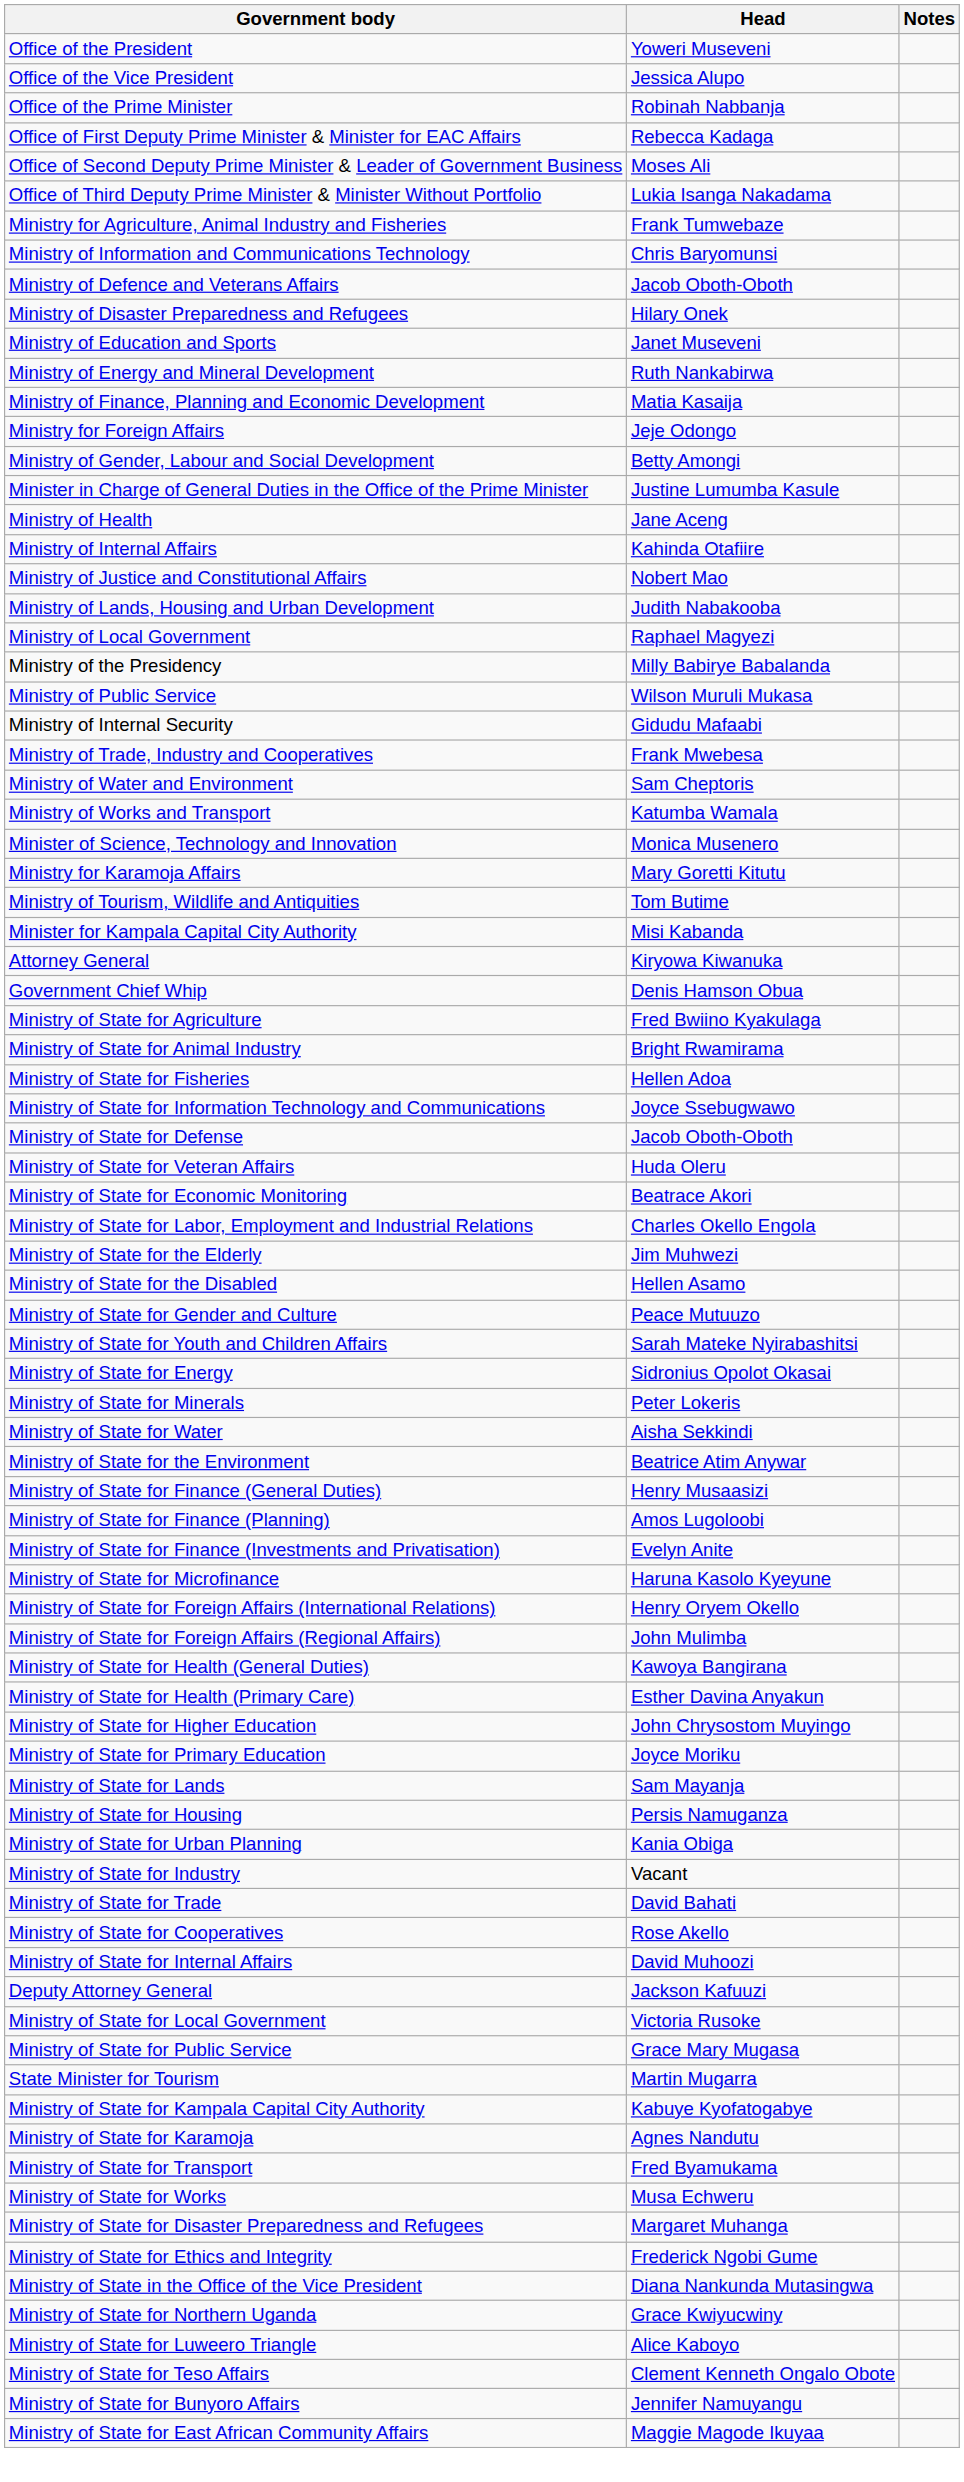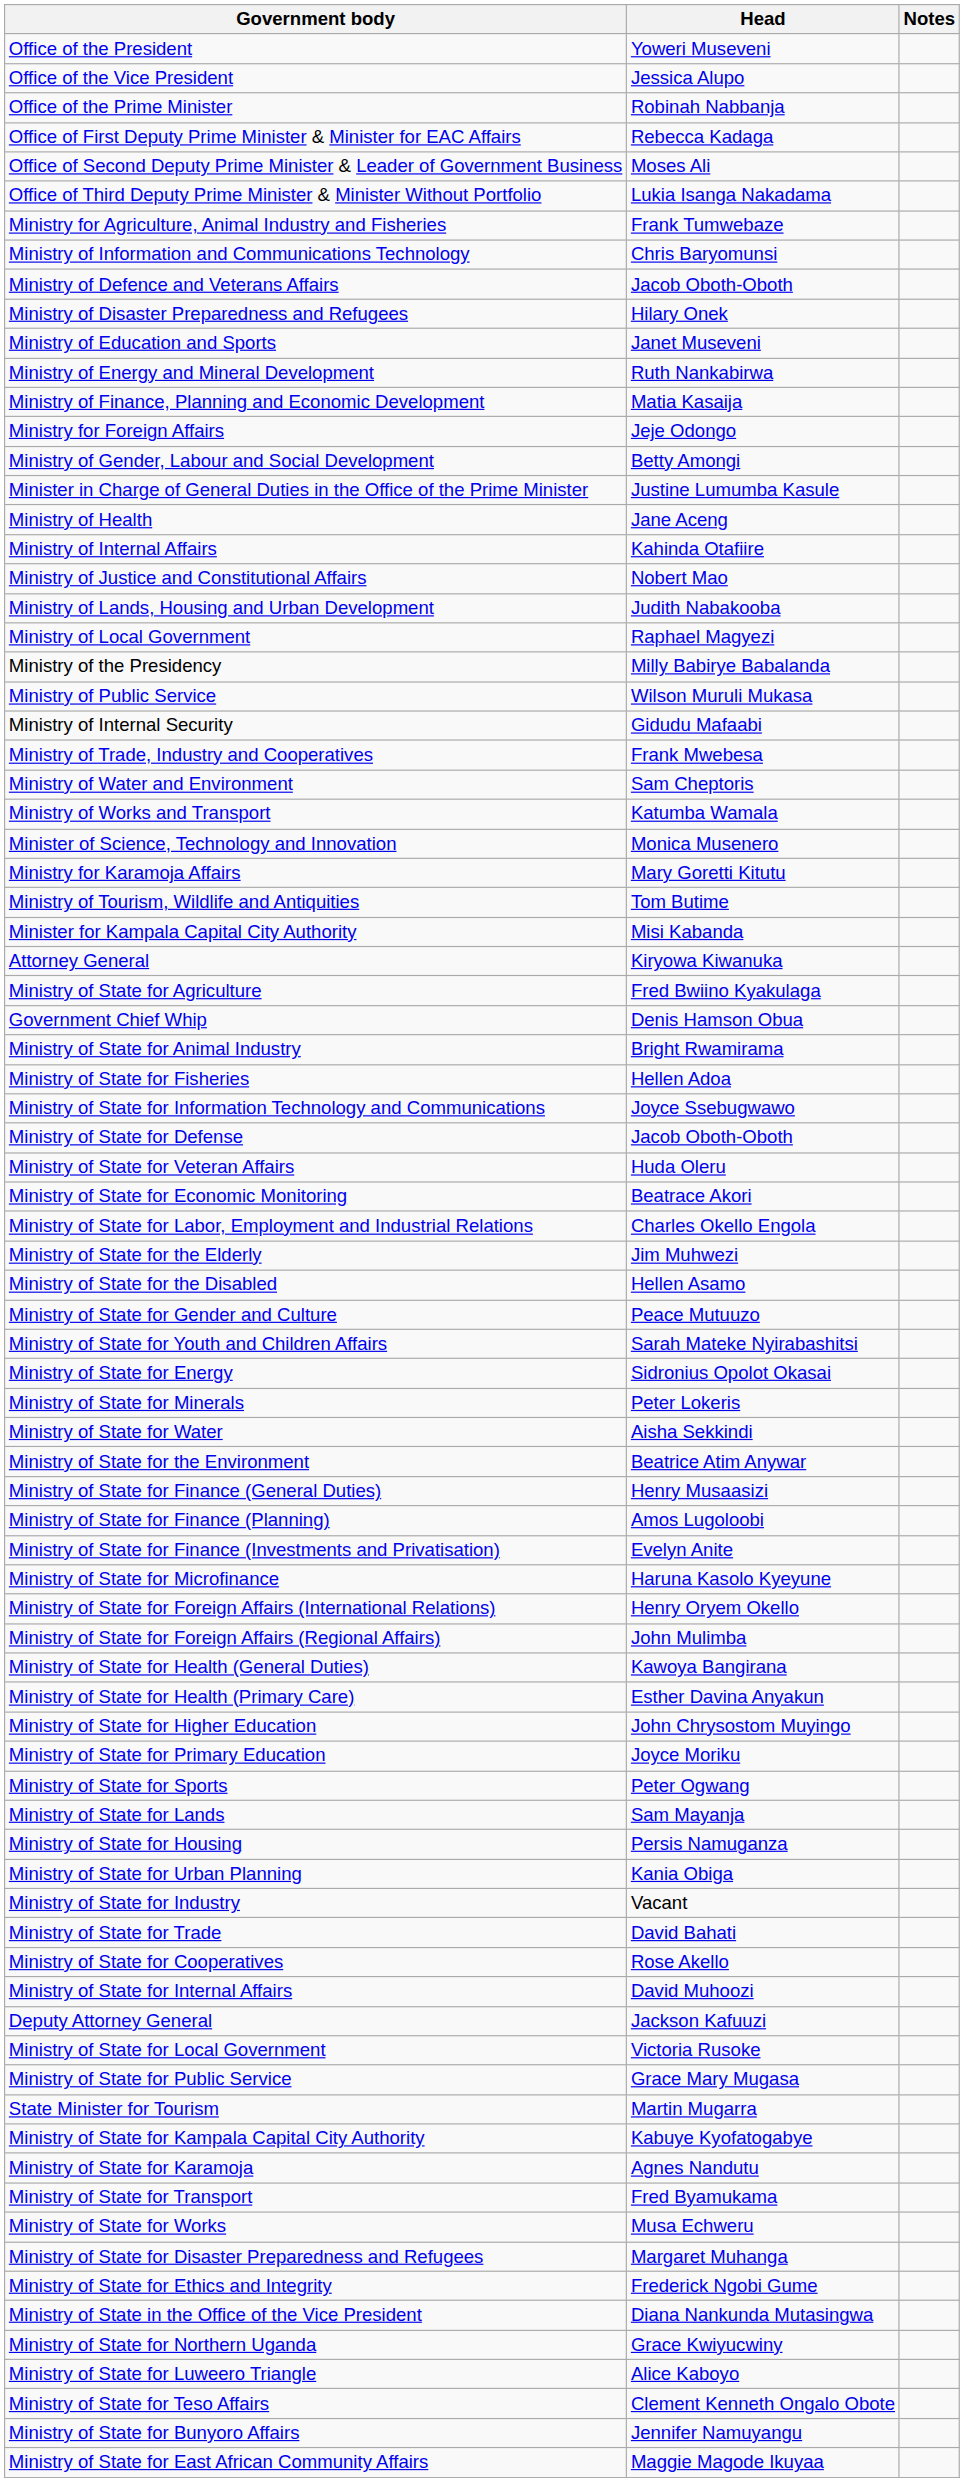rows swapped: (108, 990) <-> (135, 1020)
+ row: (118, 1785)
